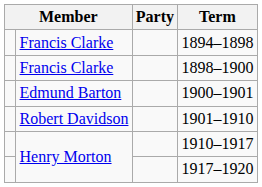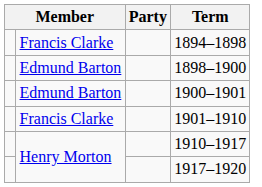(66, 67) Francis Clarke -> (70, 67) Edmund Barton
(74, 118) Robert Davidson -> (66, 118) Francis Clarke
